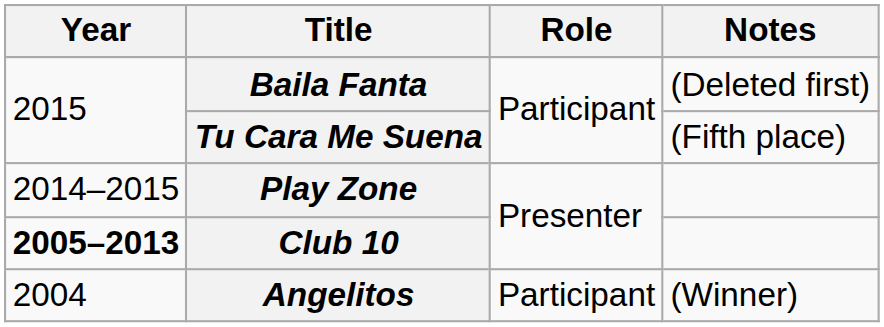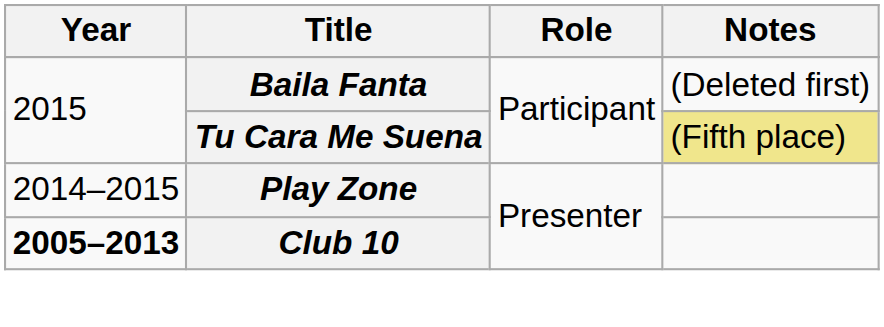(758, 136) no background -> (758, 136) khaki background
- row: (339, 294)
